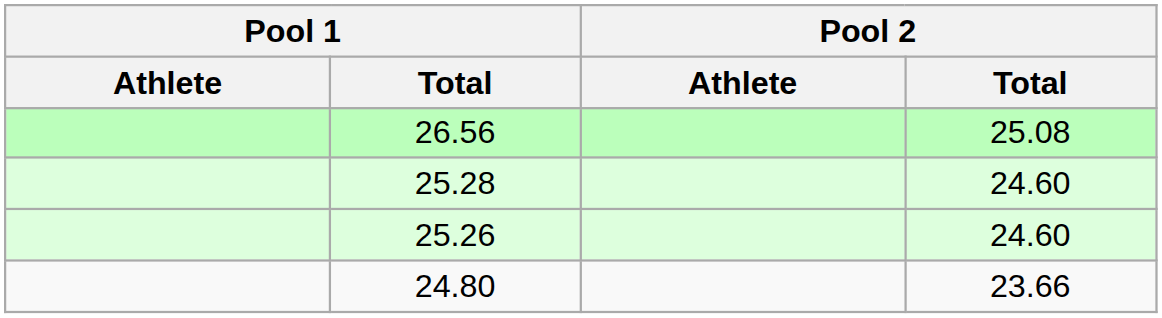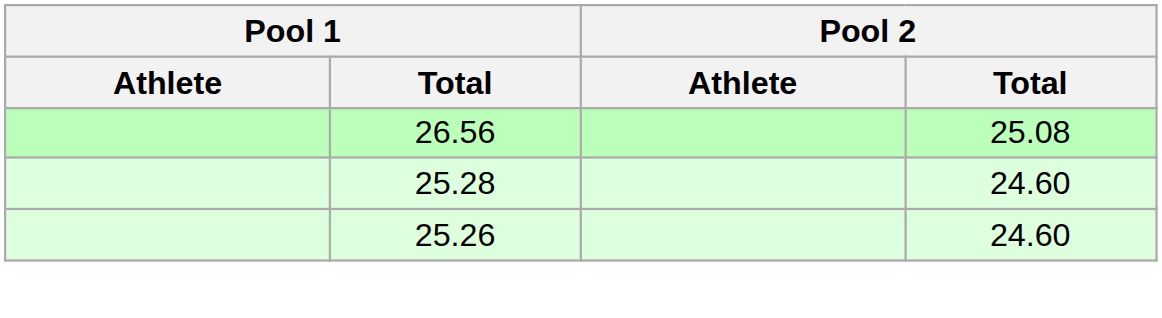- row: (455, 286)
